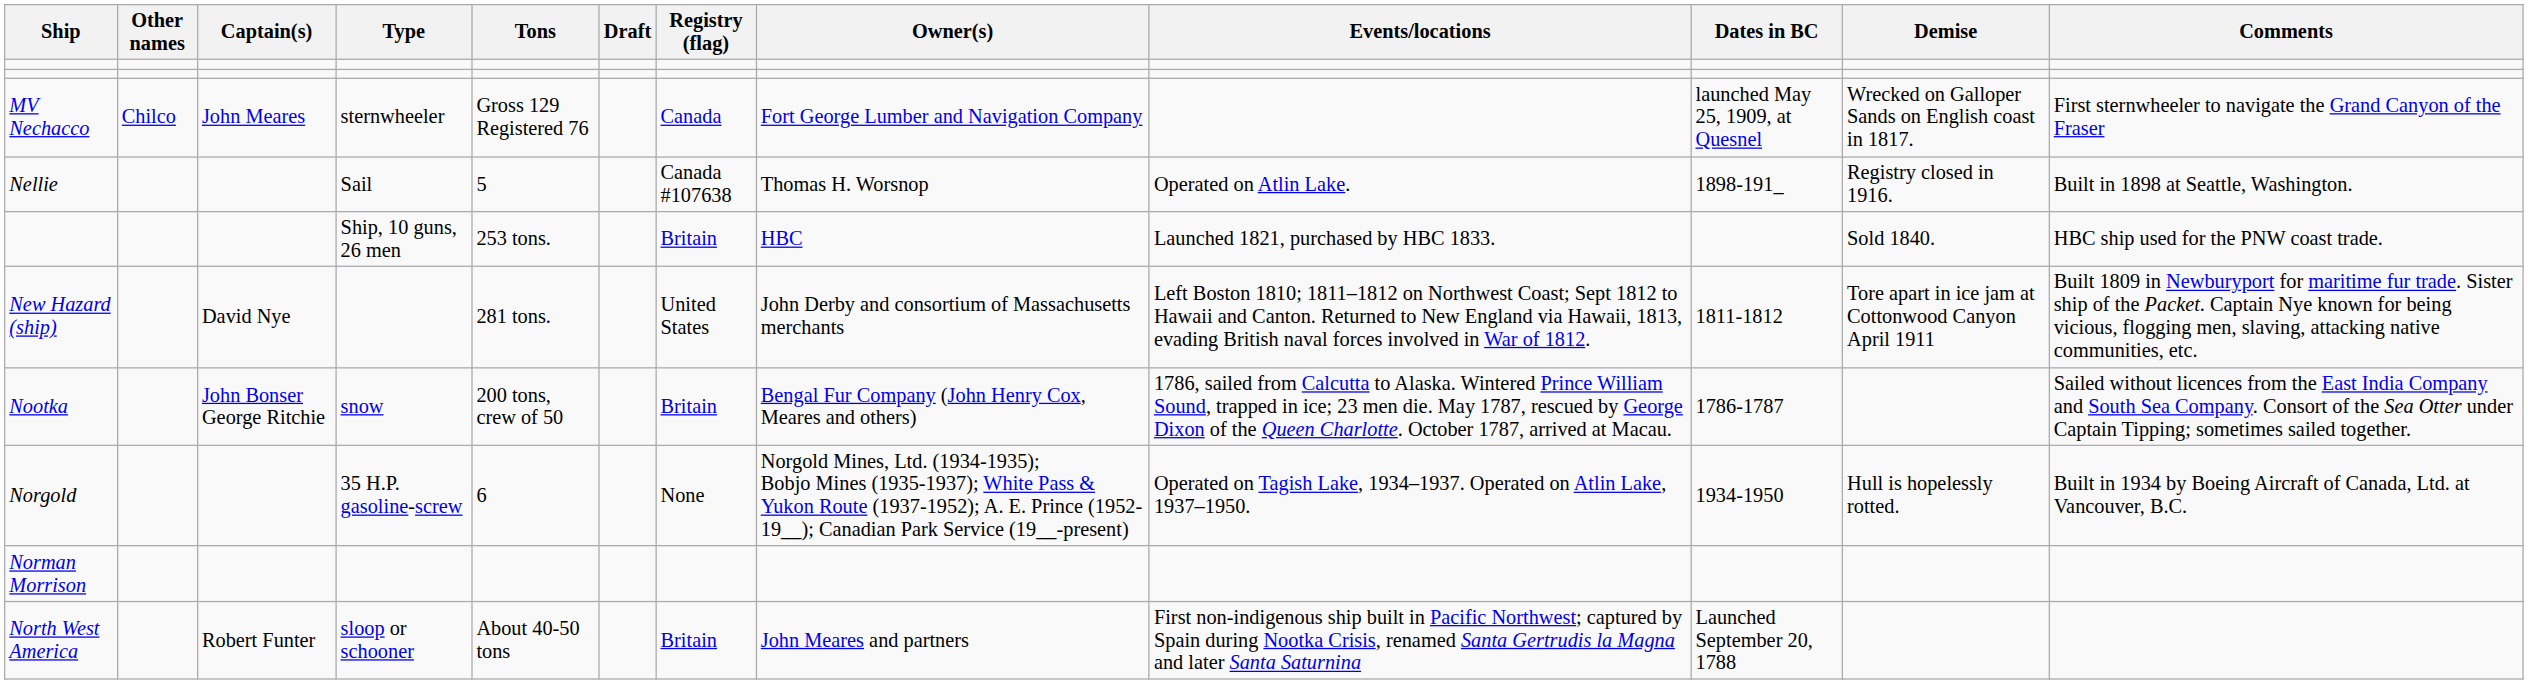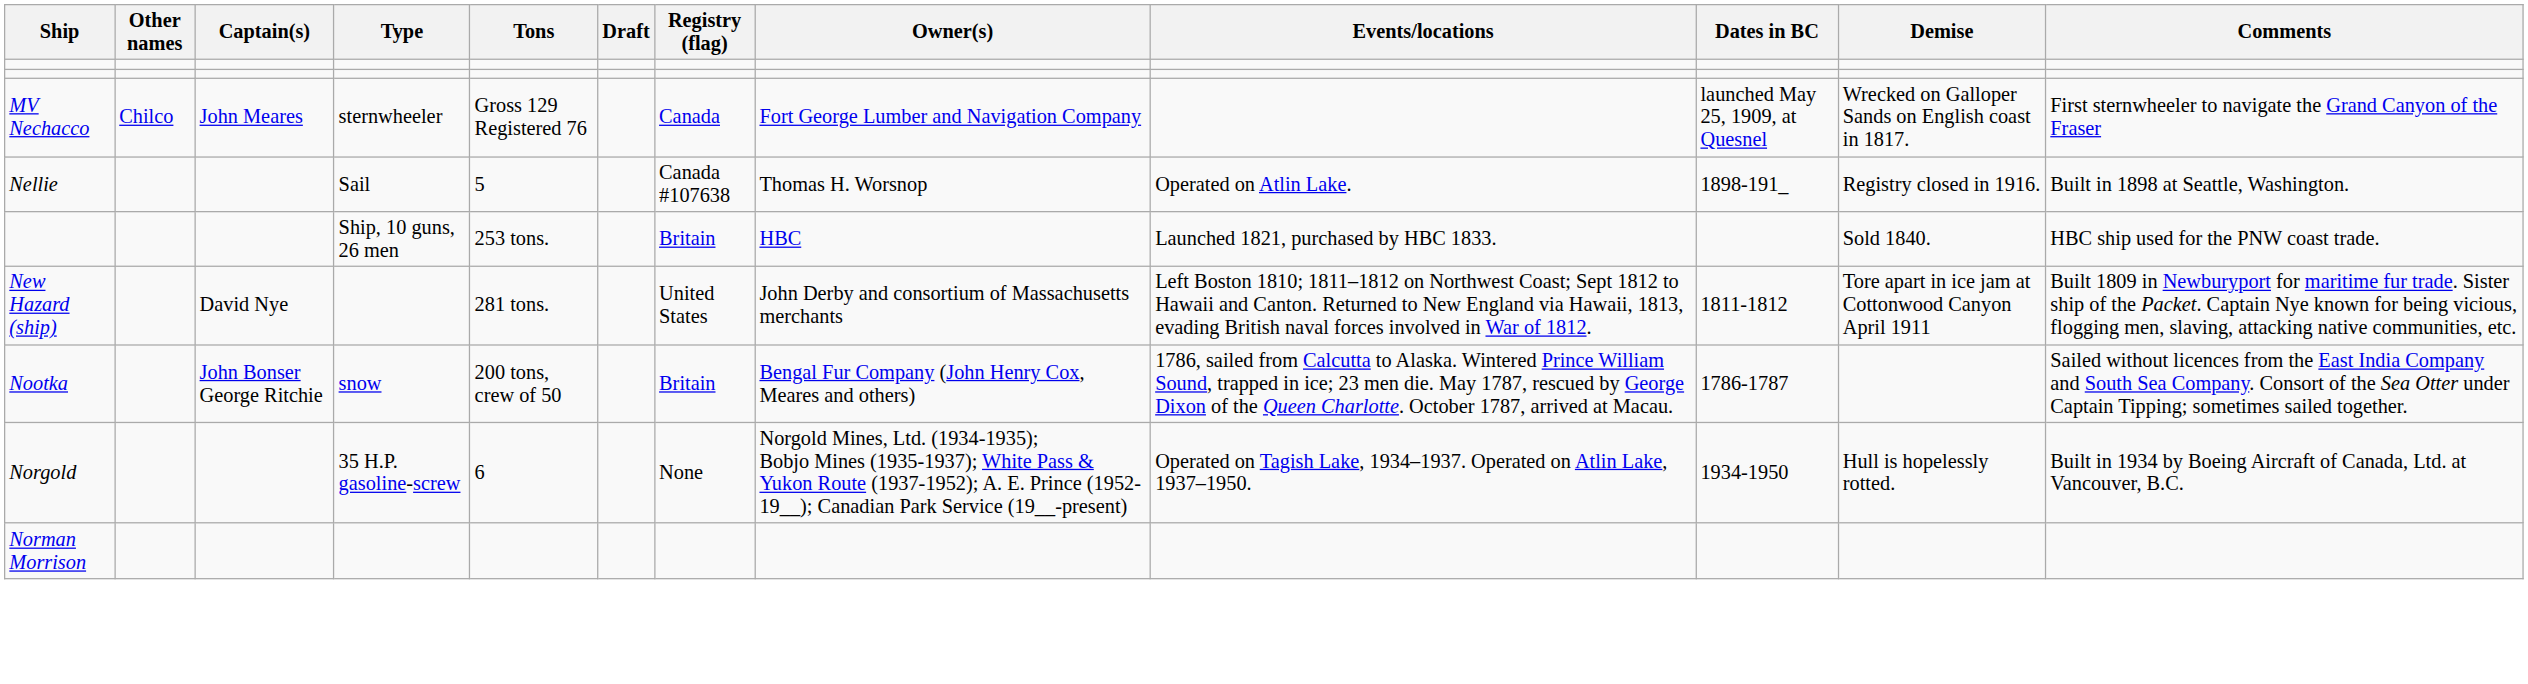- row: (54, 640)
